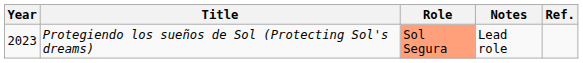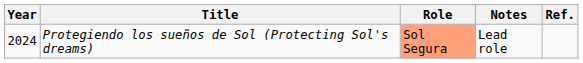(22, 41) 2023 -> (22, 41) 2024
